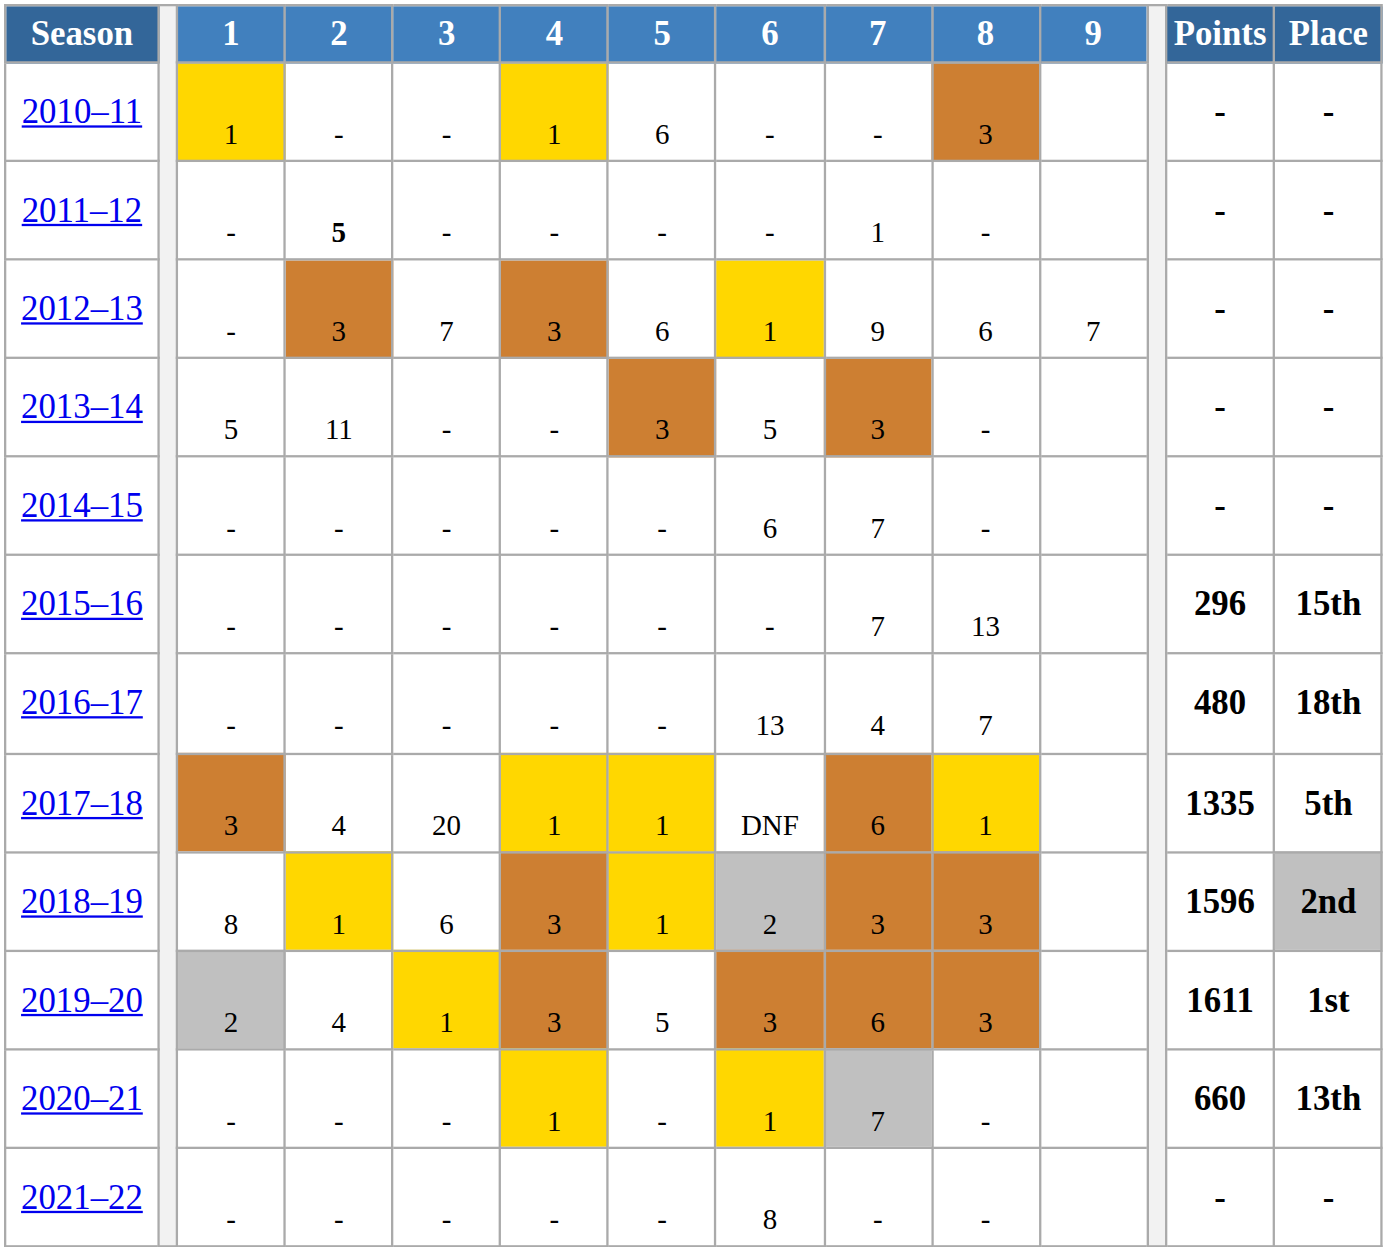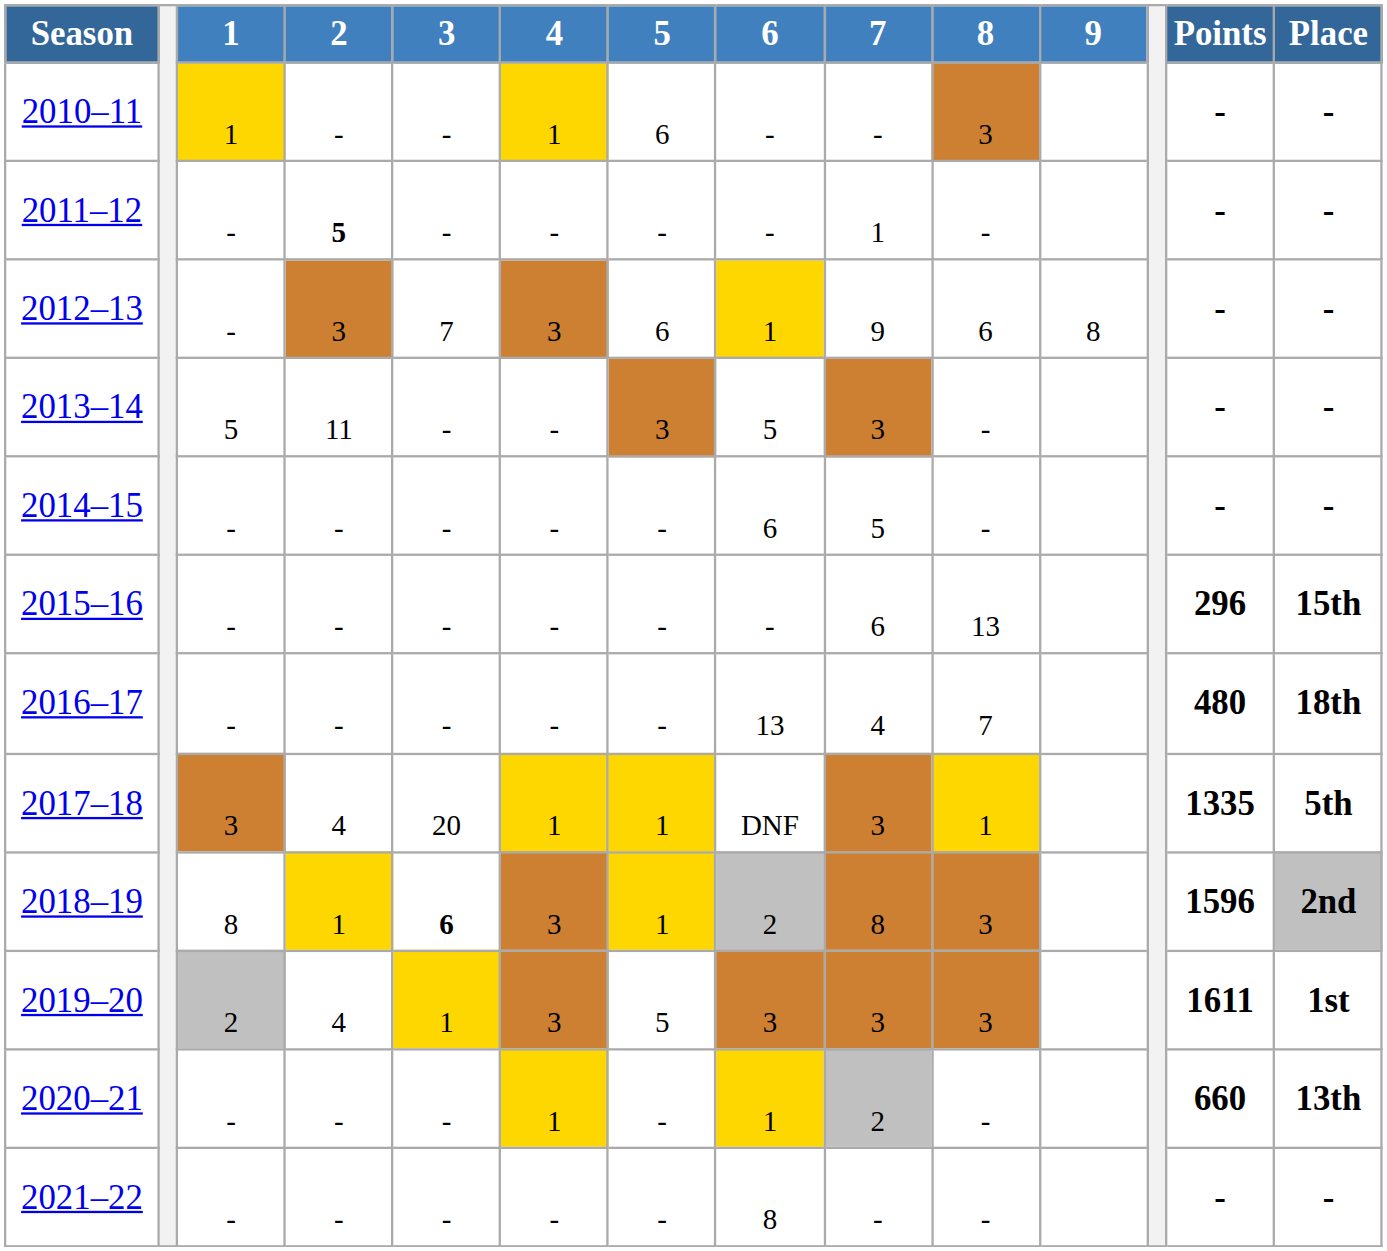(1093, 332) 7 -> (1093, 332) 8
(878, 529) 7 -> (878, 529) 5
(878, 628) 7 -> (878, 628) 6
(878, 825) 6 -> (878, 825) 3
(447, 924) normal -> (447, 920) bold
(878, 924) 3 -> (878, 924) 8
(878, 1022) 6 -> (878, 1022) 3
(878, 1121) 7 -> (878, 1121) 2
